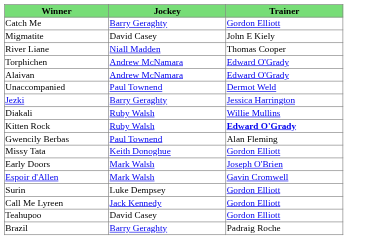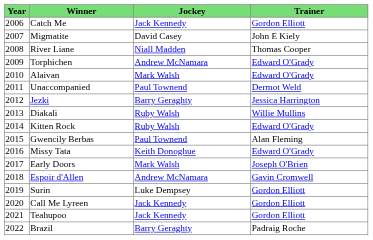+ column: (17, 10)
(138, 23) Barry Geraghty -> (161, 23) Jack Kennedy
(146, 74) Andrew McNamara -> (157, 74) Mark Walsh
(261, 126) bold -> (283, 126) normal
(253, 151) Gordon Elliott -> (283, 151) Edward O'Grady
(132, 177) Mark Walsh -> (171, 177) Andrew McNamara
(133, 215) David Casey -> (161, 215) Jack Kennedy
